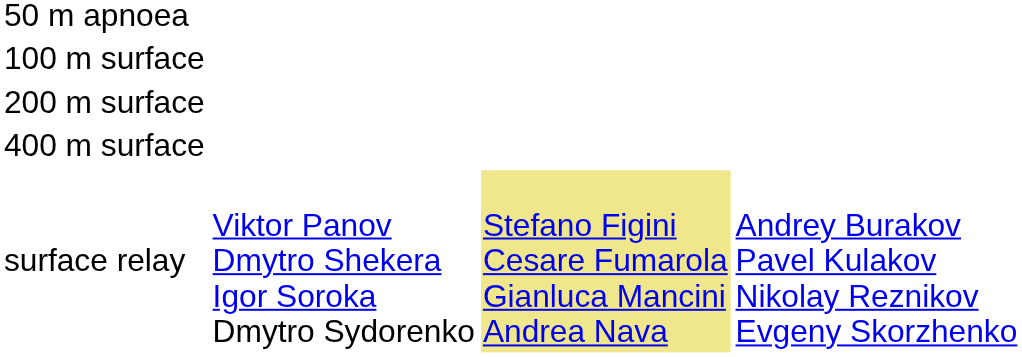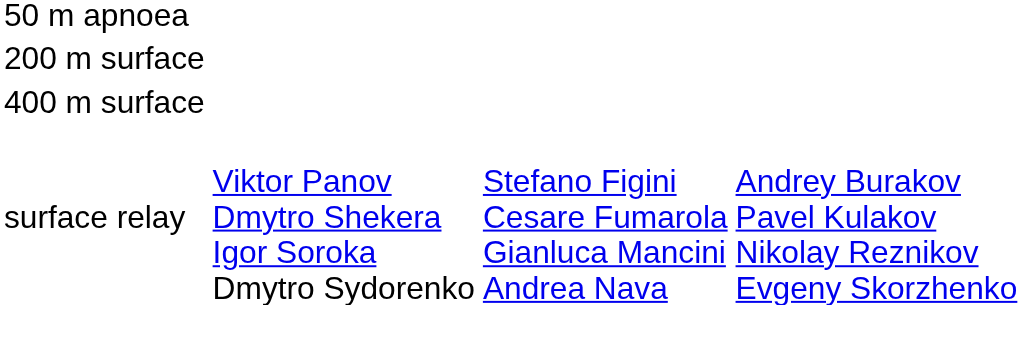- row: (104, 58)
(605, 278) khaki background -> (605, 235) no background
